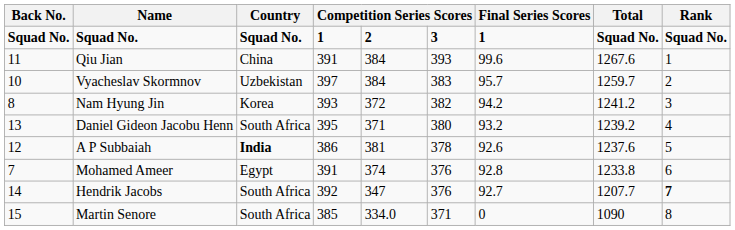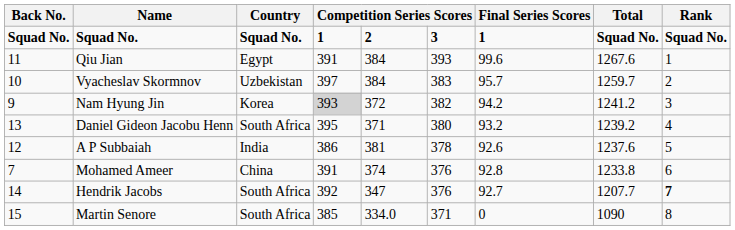(256, 59) China -> (256, 59) Egypt
(11, 103) 8 -> (11, 103) 9
(327, 103) no background -> (327, 103) lightgrey background
(256, 147) bold -> (254, 147) normal
(256, 170) Egypt -> (256, 170) China
